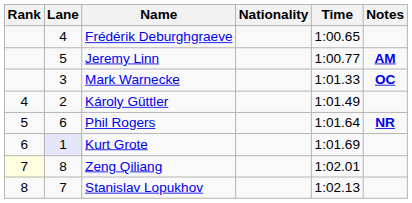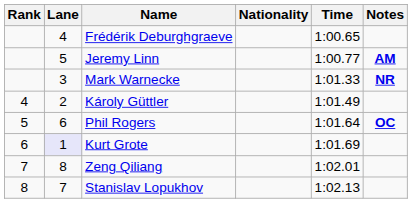(385, 79) OC -> (385, 79) NR
(385, 123) NR -> (385, 123) OC
(24, 166) lightyellow background -> (24, 166) no background
